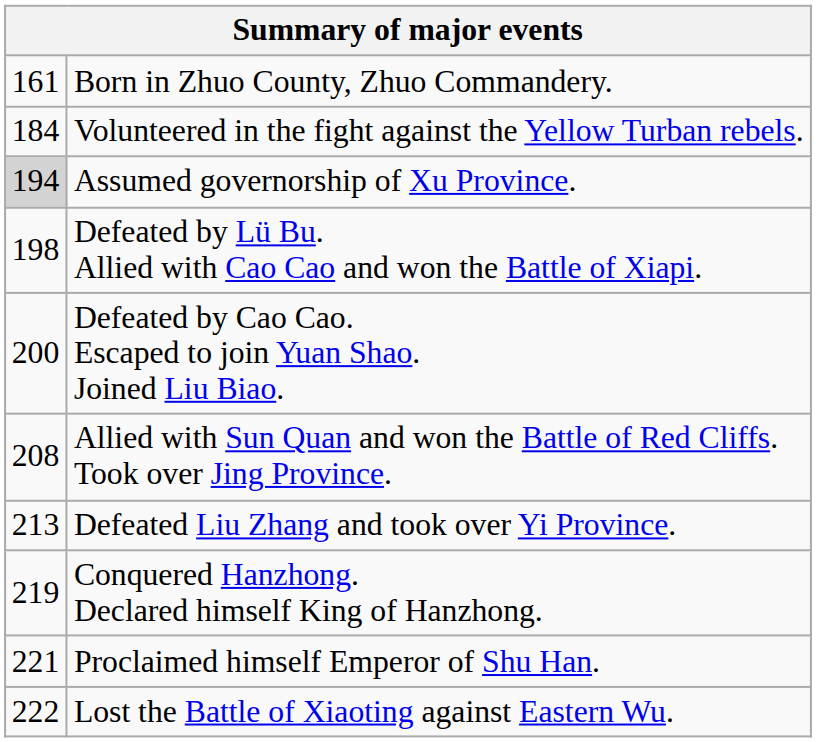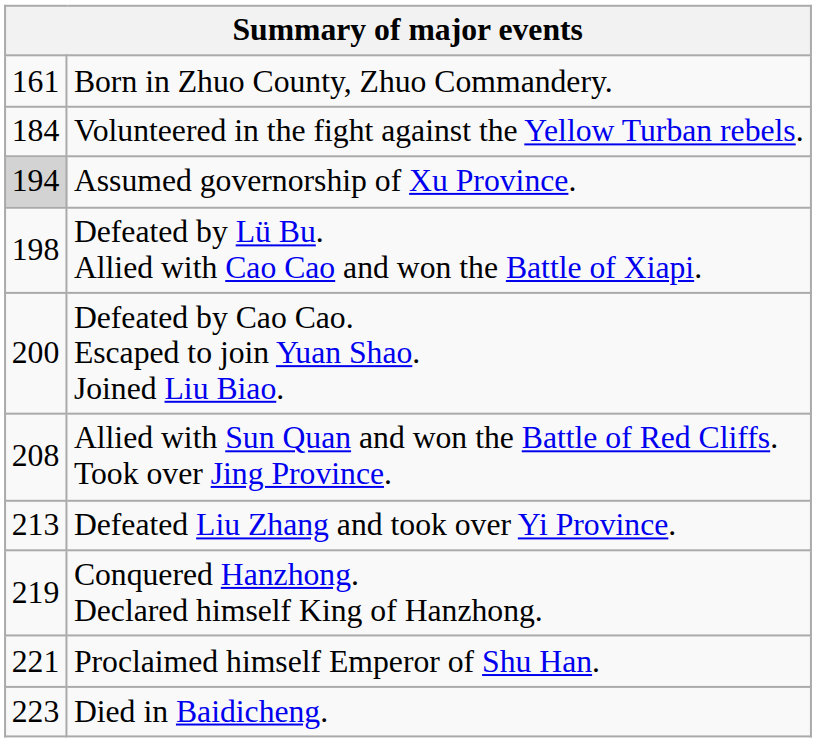- row: (374, 711)
+ row: (201, 711)
